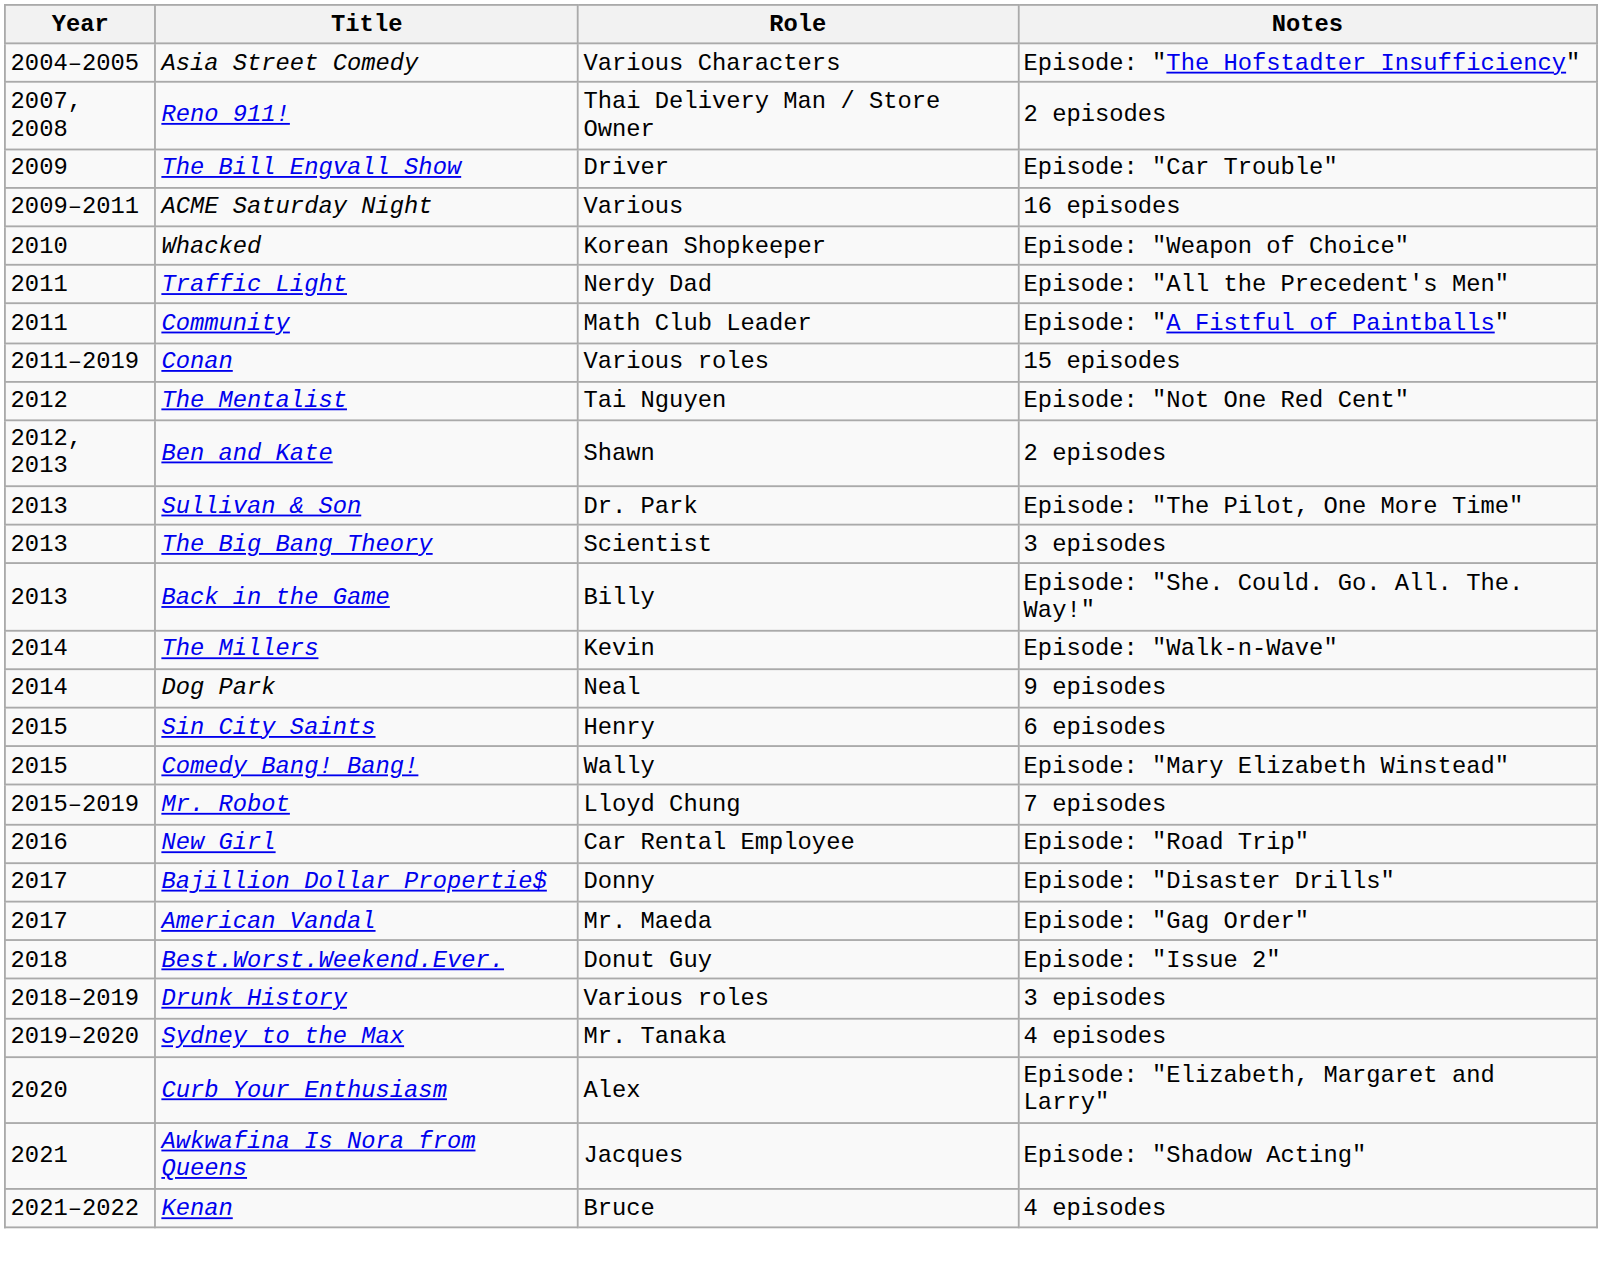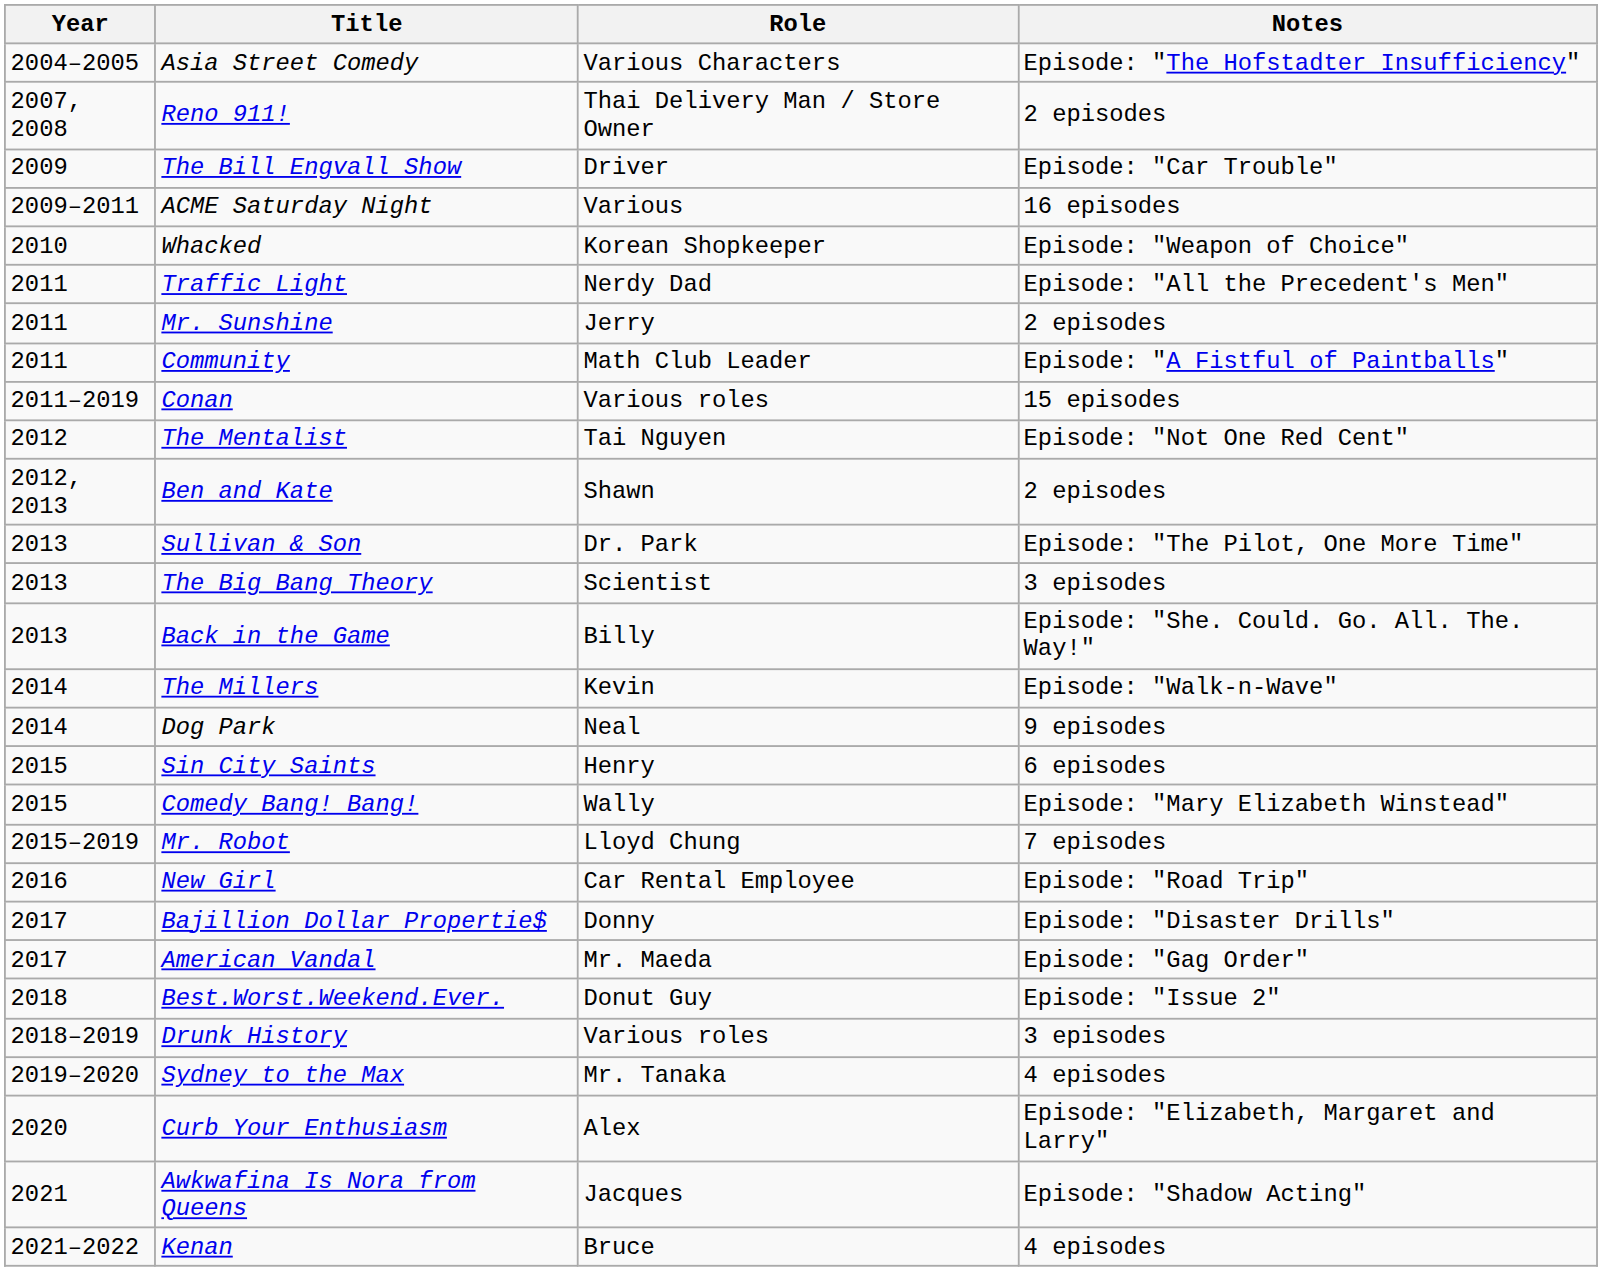+ row: (247, 323)
